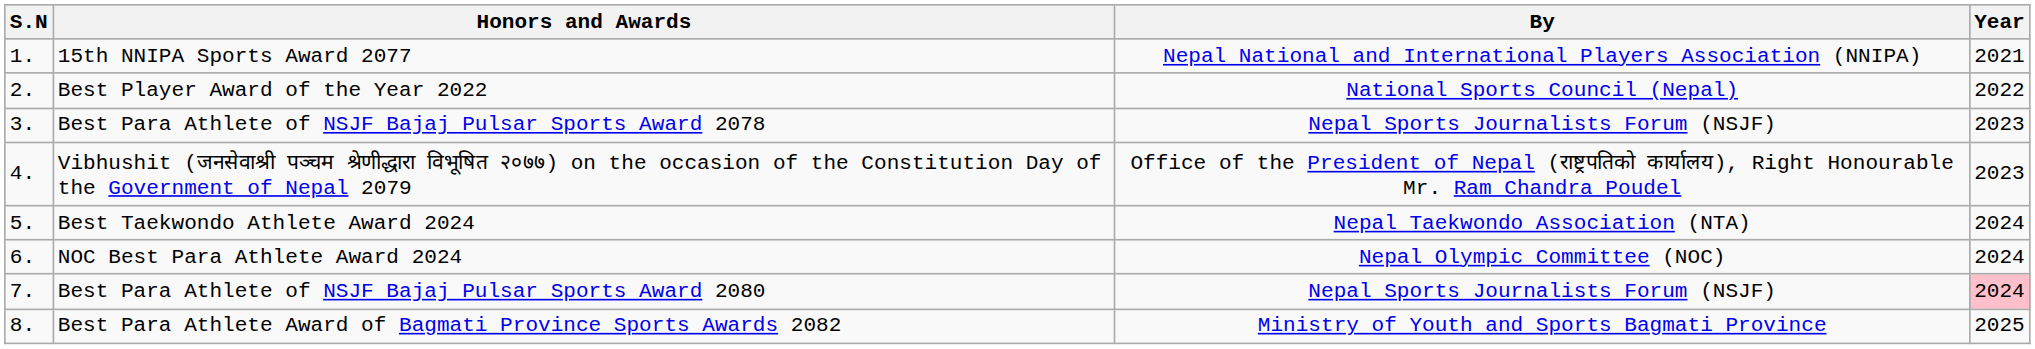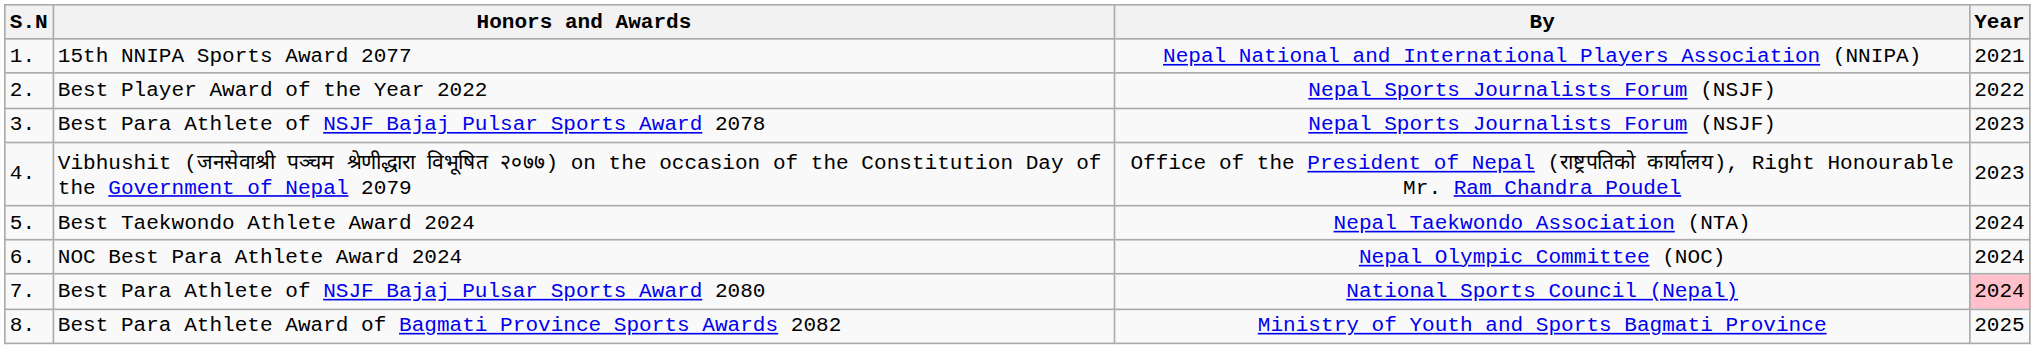(1542, 91) National Sports Council (Nepal) -> (1542, 91) Nepal Sports Journalists Forum (NSJF)
(1542, 291) Nepal Sports Journalists Forum (NSJF) -> (1542, 291) National Sports Council (Nepal)
